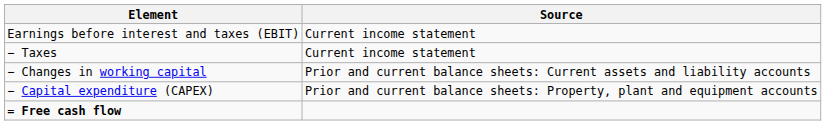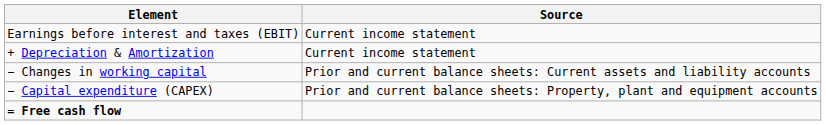+ row: (111, 53)
- row: (32, 53)
